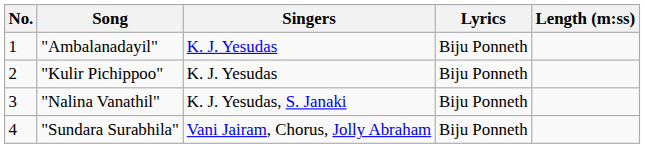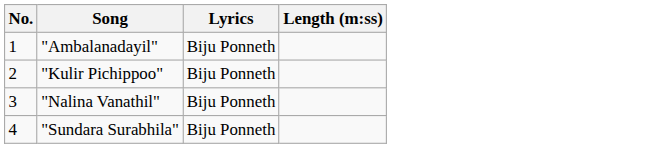- column: (309, 18)
